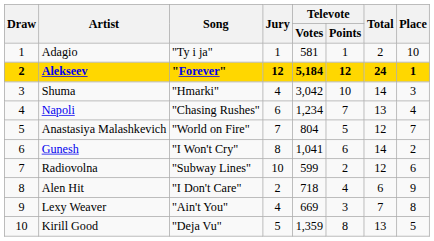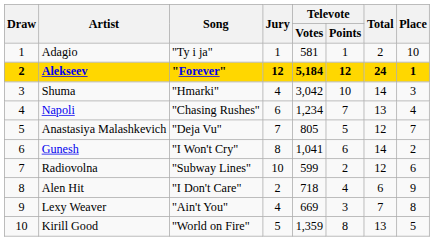(211, 129) "World on Fire" -> (197, 129) "Deja Vu"
(309, 129) 804 -> (309, 129) 805
(197, 226) "Deja Vu" -> (211, 226) "World on Fire"
